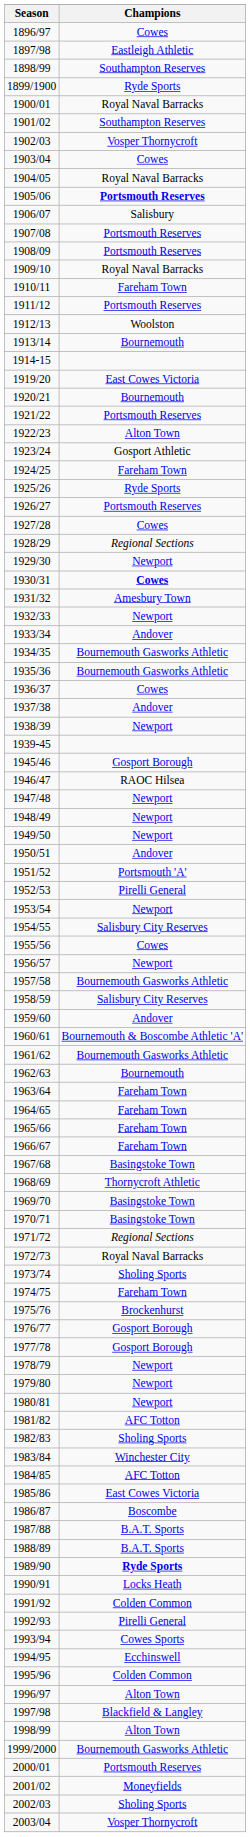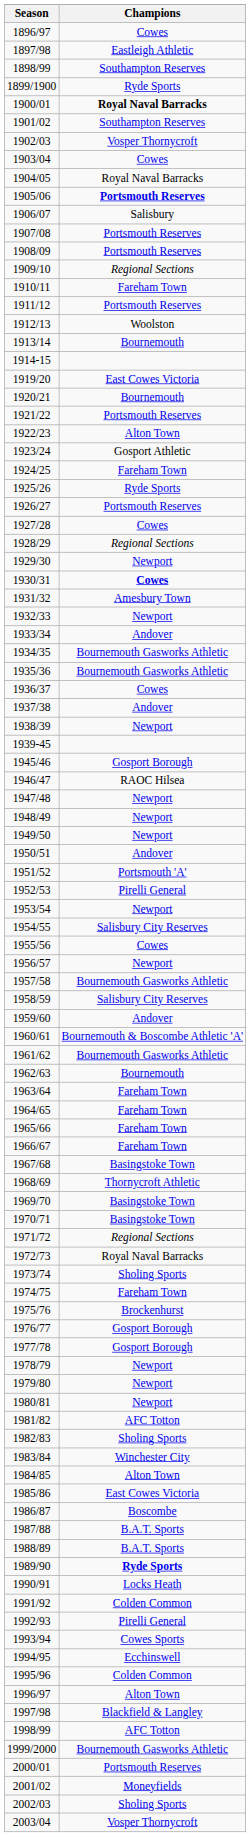(152, 104) normal -> (152, 104) bold
(152, 269) Royal Naval Barracks -> (152, 269) Regional Sections
(152, 1475) AFC Totton -> (152, 1475) Alton Town
(152, 1731) Alton Town -> (152, 1731) AFC Totton
